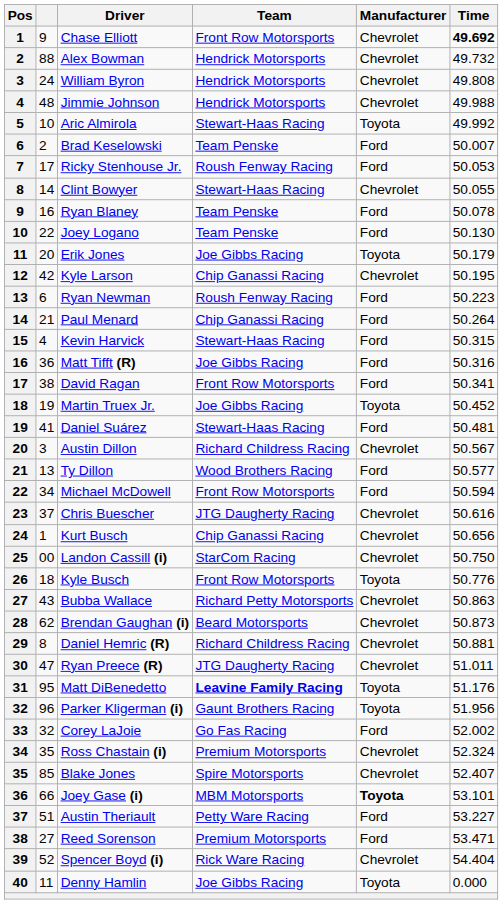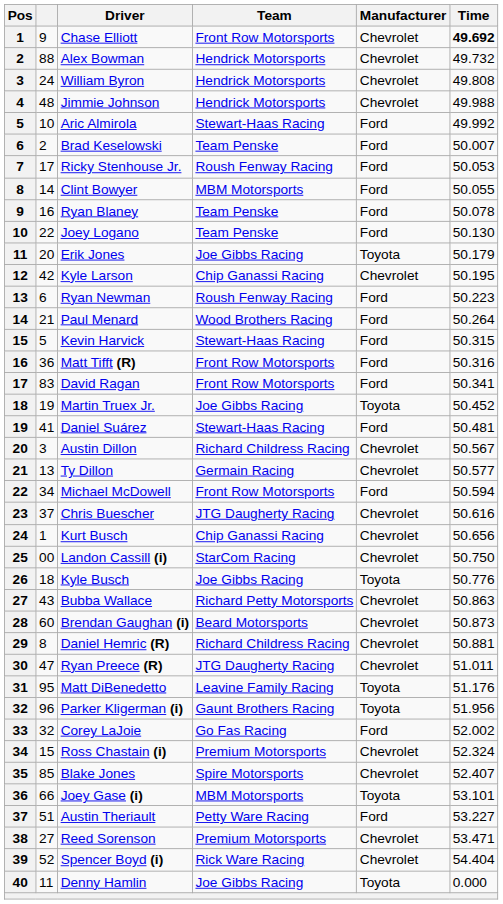(380, 124) Toyota -> (374, 124) Ford
(260, 189) Stewart-Haas Racing -> (249, 189) MBM Motorsports
(389, 189) Chevrolet -> (374, 189) Ford
(260, 319) Chip Ganassi Racing -> (264, 319) Wood Brothers Racing
(43, 340) 4 -> (43, 340) 5
(249, 362) Joe Gibbs Racing -> (265, 362) Front Row Motorsports
(47, 384) 38 -> (47, 384) 83
(264, 470) Wood Brothers Racing -> (245, 470) Germain Racing
(374, 470) Ford -> (389, 470) Chevrolet
(265, 579) Front Row Motorsports -> (249, 579) Joe Gibbs Racing
(47, 622) 62 -> (47, 622) 60
(269, 687) bold -> (265, 687) normal
(47, 752) 35 -> (47, 752) 15
(382, 795) bold -> (380, 795) normal
(374, 838) Ford -> (389, 838) Chevrolet
